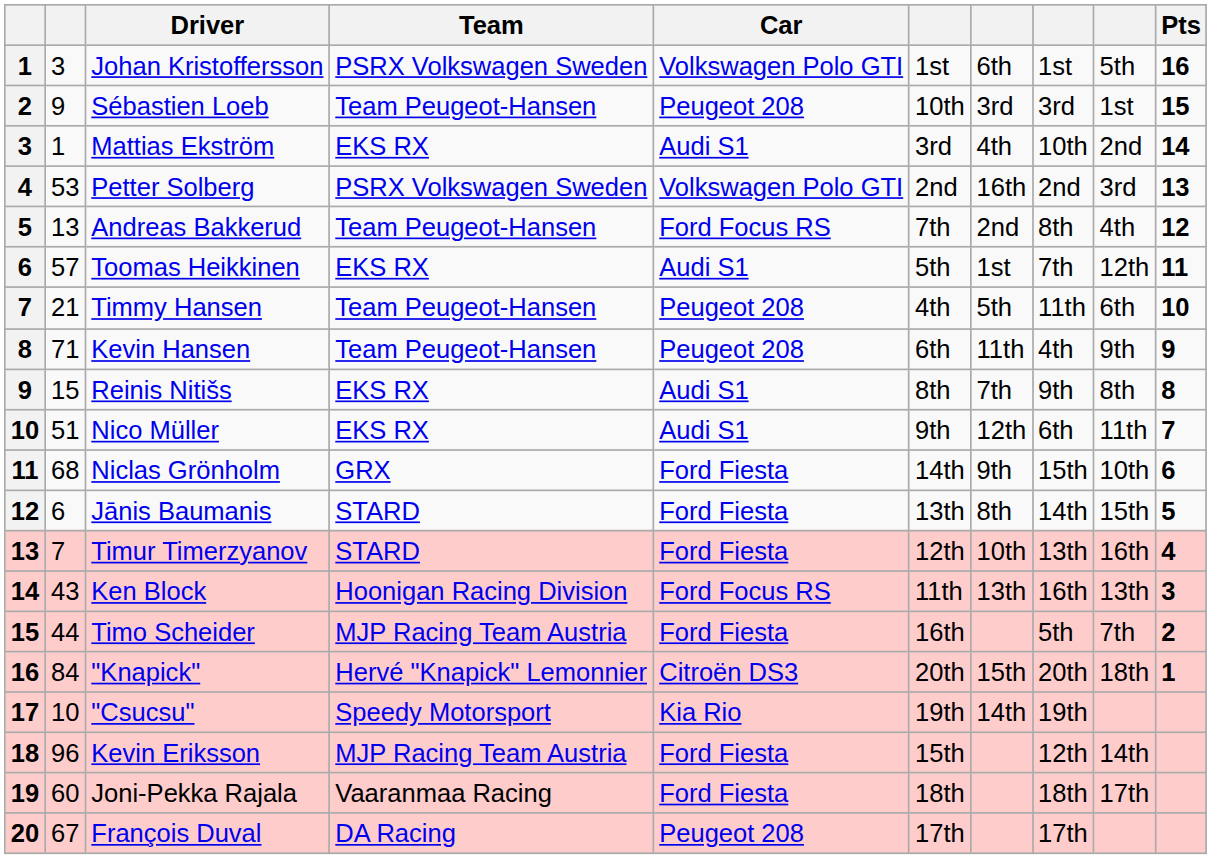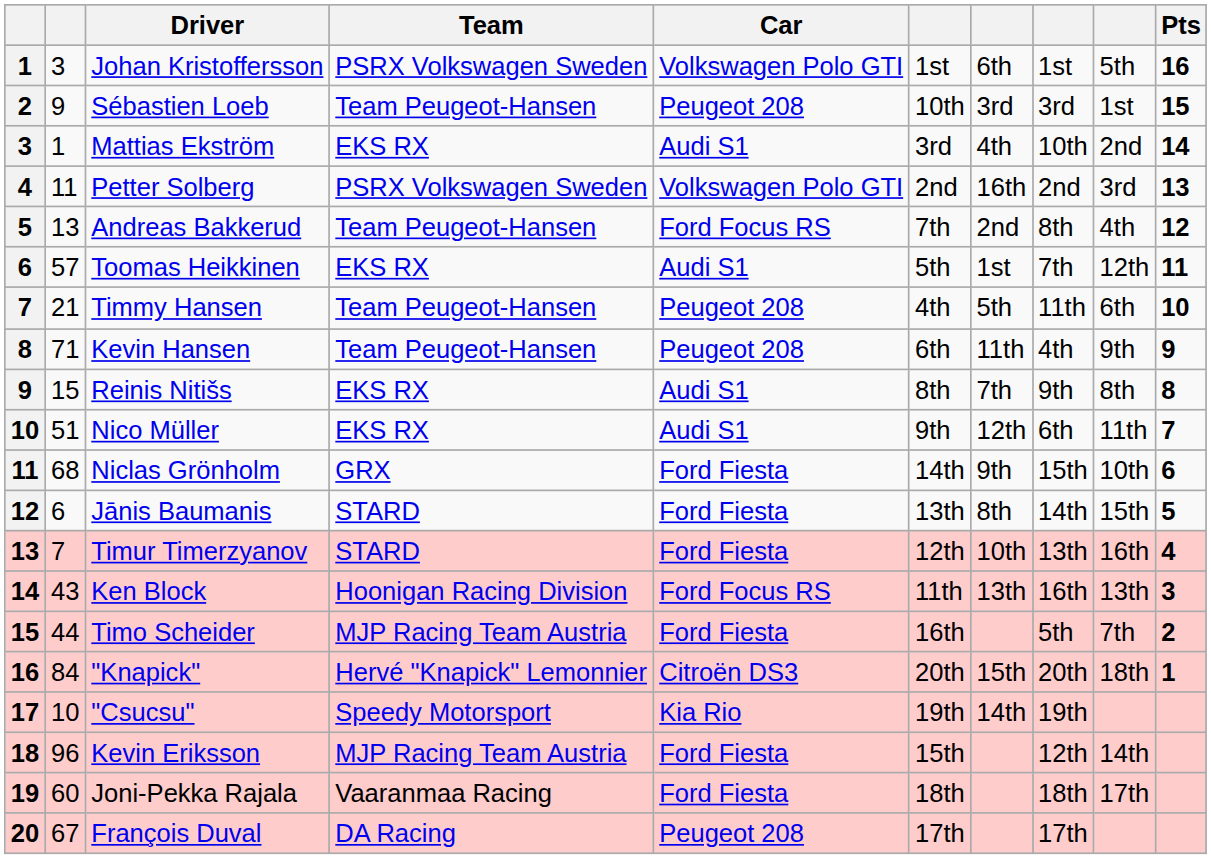(65, 187) 53 -> (64, 187) 11
